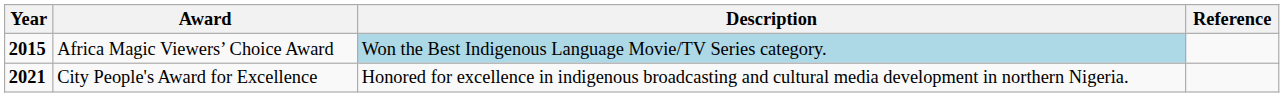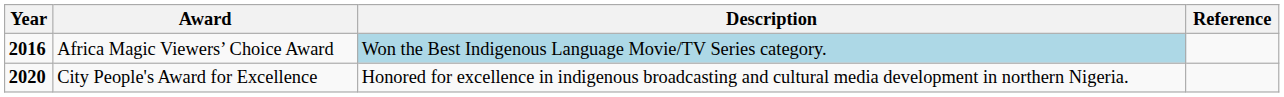(27, 48) 2015 -> (27, 48) 2016
(27, 77) 2021 -> (27, 77) 2020
